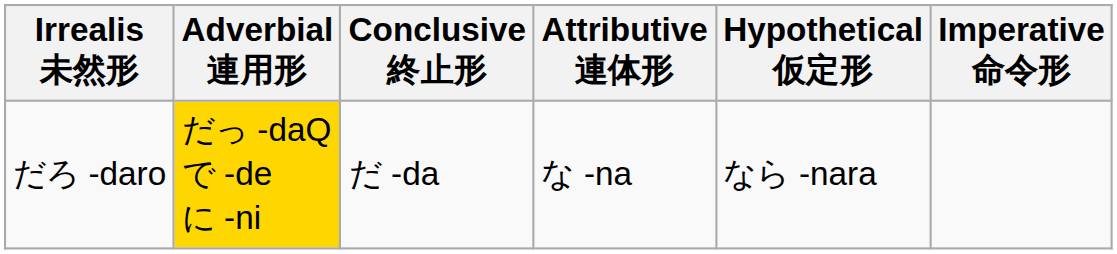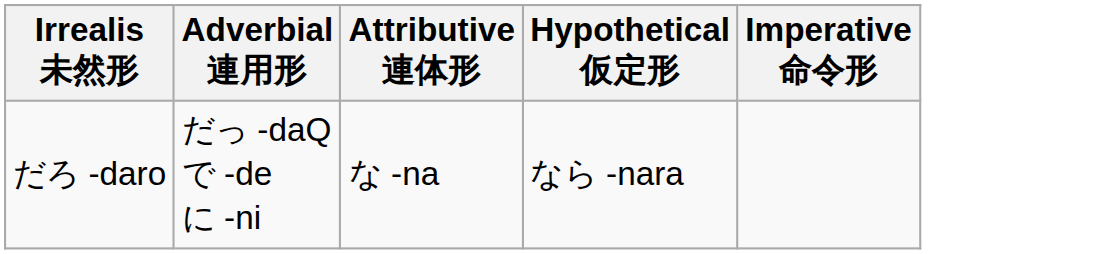- column: (437, 50)
(256, 173) gold background -> (256, 173) no background
